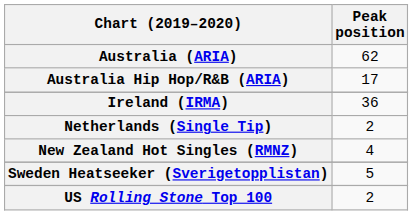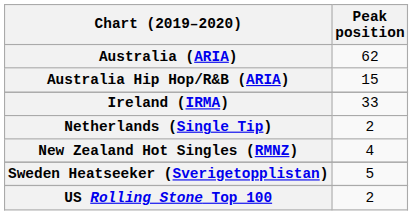(370, 80) 17 -> (370, 80) 15
(370, 104) 36 -> (370, 104) 33
